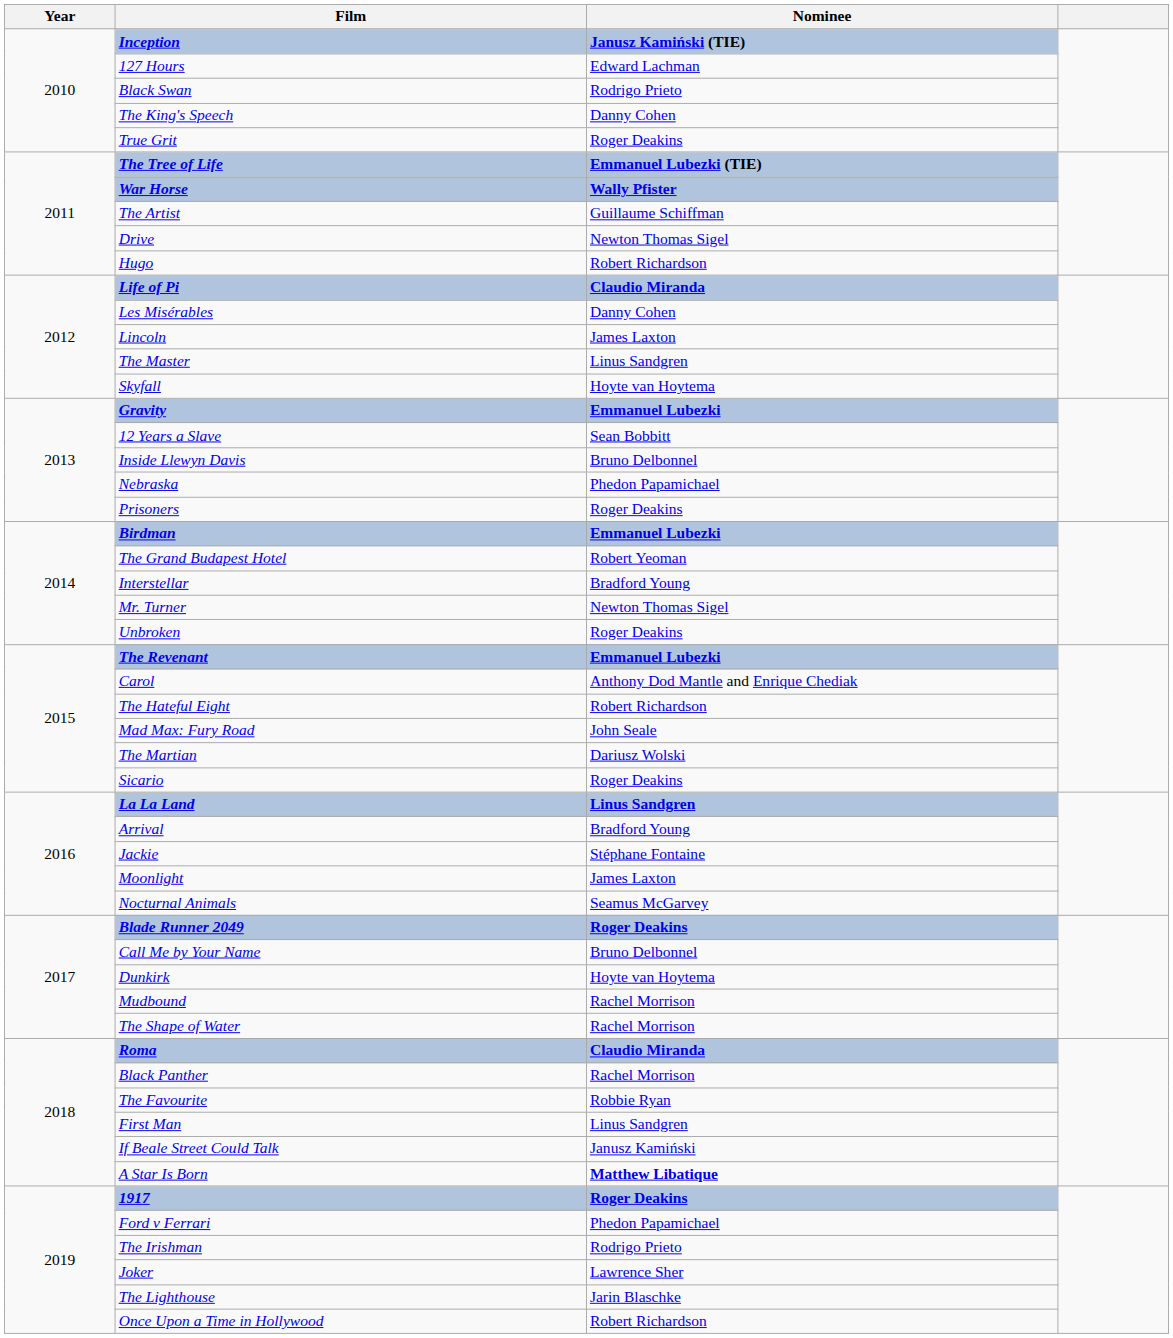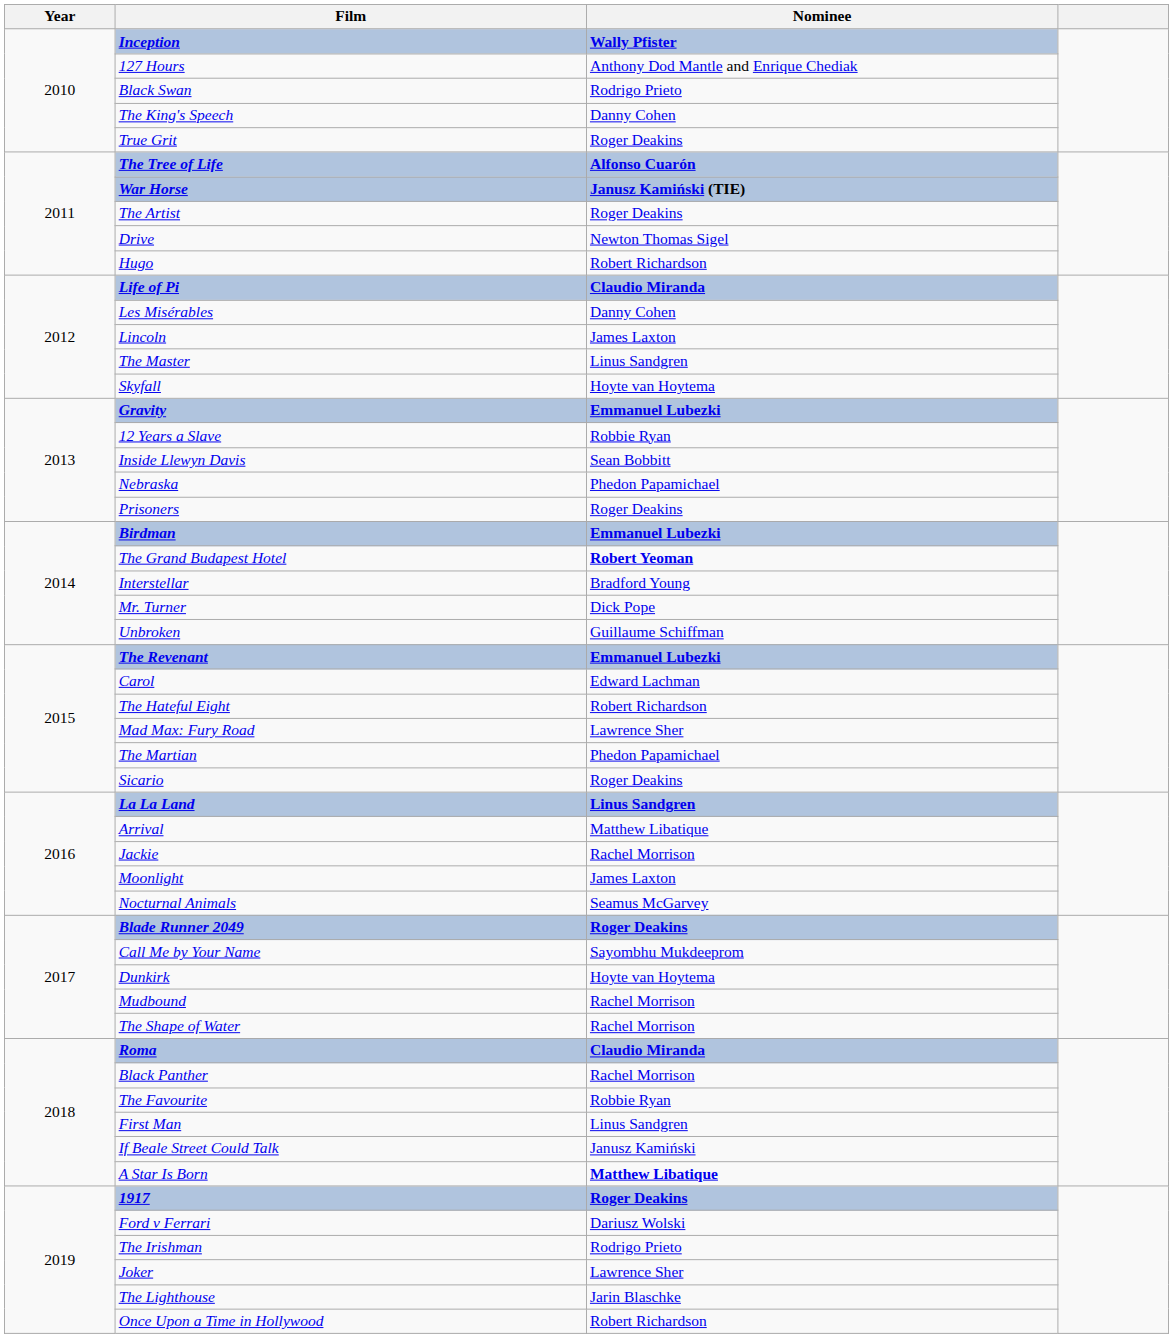(668, 41) Janusz Kamiński (TIE) -> (633, 41) Wally Pfister
(645, 66) Edward Lachman -> (724, 66) Anthony Dod Mantle and Enrique Chediak
(676, 164) Emmanuel Lubezki (TIE) -> (643, 164) Alfonso Cuarón
(633, 189) Wally Pfister -> (668, 189) Janusz Kamiński (TIE)
(657, 213) Guillaume Schiffman -> (636, 213) Roger Deakins
(630, 435) Sean Bobbitt -> (630, 435) Robbie Ryan
(644, 459) Bruno Delbonnel -> (630, 459) Sean Bobbitt
(638, 558) normal -> (642, 558) bold
(659, 607) Newton Thomas Sigel -> (622, 607) Dick Pope
(636, 632) Roger Deakins -> (657, 632) Guillaume Schiffman
(724, 681) Anthony Dod Mantle and Enrique Chediak -> (645, 681) Edward Lachman
(623, 730) John Seale -> (637, 730) Lawrence Sher
(638, 755) Dariusz Wolski -> (655, 755) Phedon Papamichael
(640, 829) Bradford Young -> (649, 829) Matthew Libatique
(647, 853) Stéphane Fontaine -> (642, 853) Rachel Morrison
(644, 952) Bruno Delbonnel -> (667, 952) Sayombhu Mukdeeprom
(655, 1222) Phedon Papamichael -> (638, 1222) Dariusz Wolski
